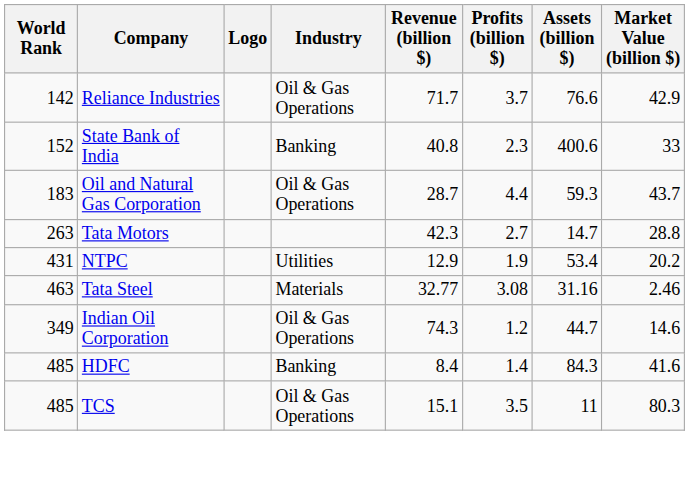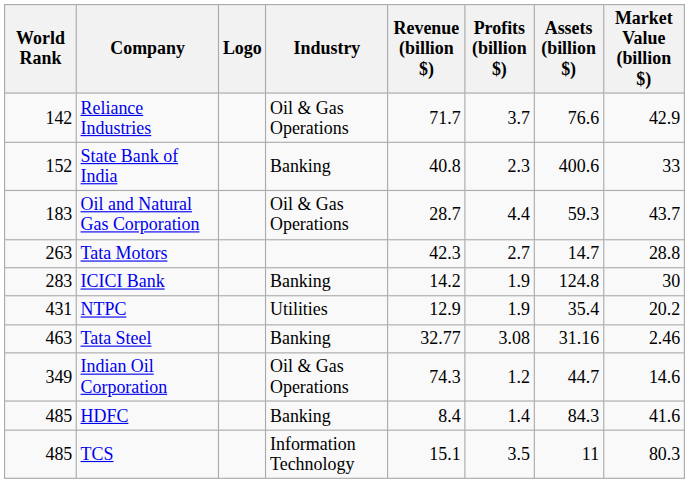+ row: (123, 281)
(582, 261) 53.4 -> (583, 310) 35.4
(309, 290) Materials -> (300, 338) Banking
(315, 405) Oil & Gas Operations -> (313, 454) Information Technology
